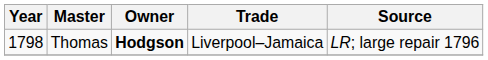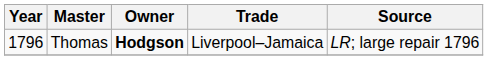(26, 42) 1798 -> (26, 42) 1796
